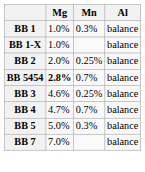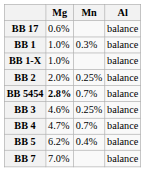+ row: (25, 28)
(59, 126) 5.0% -> (59, 142) 6.2%
(87, 126) 0.3% -> (87, 142) 0.4%
